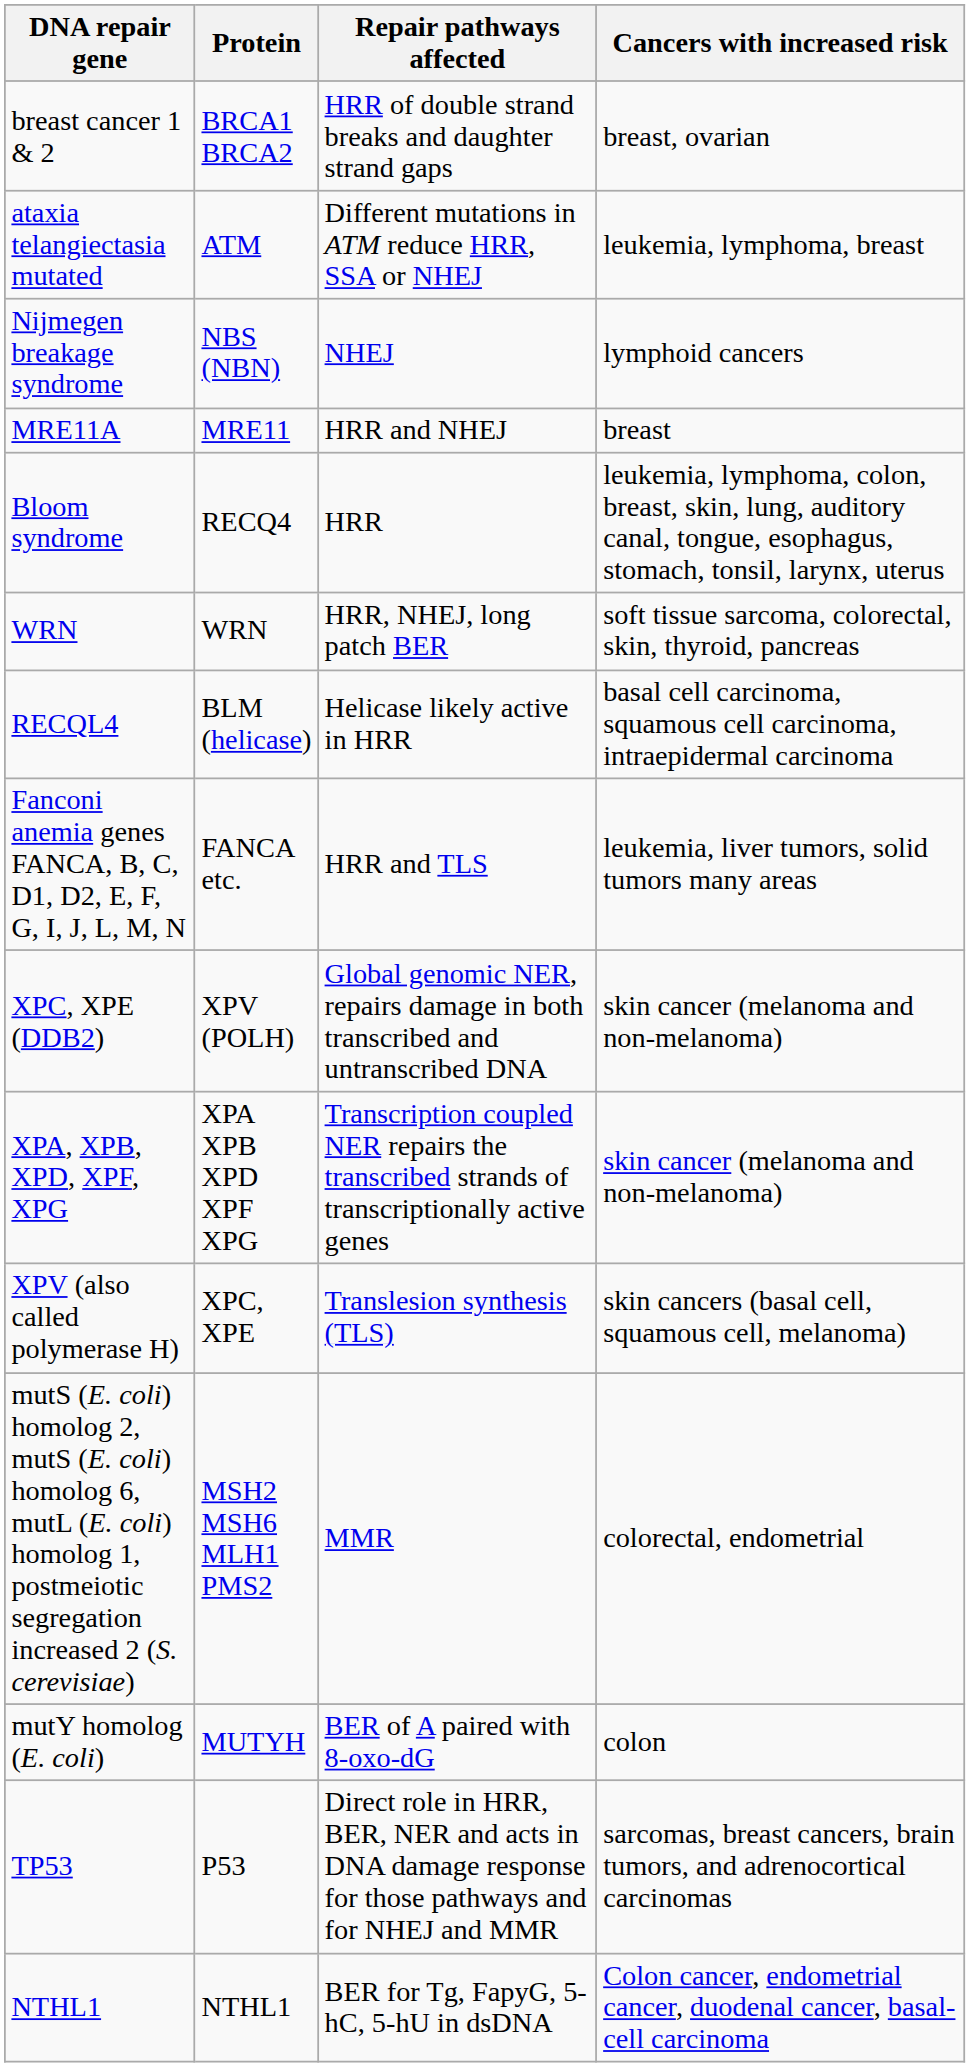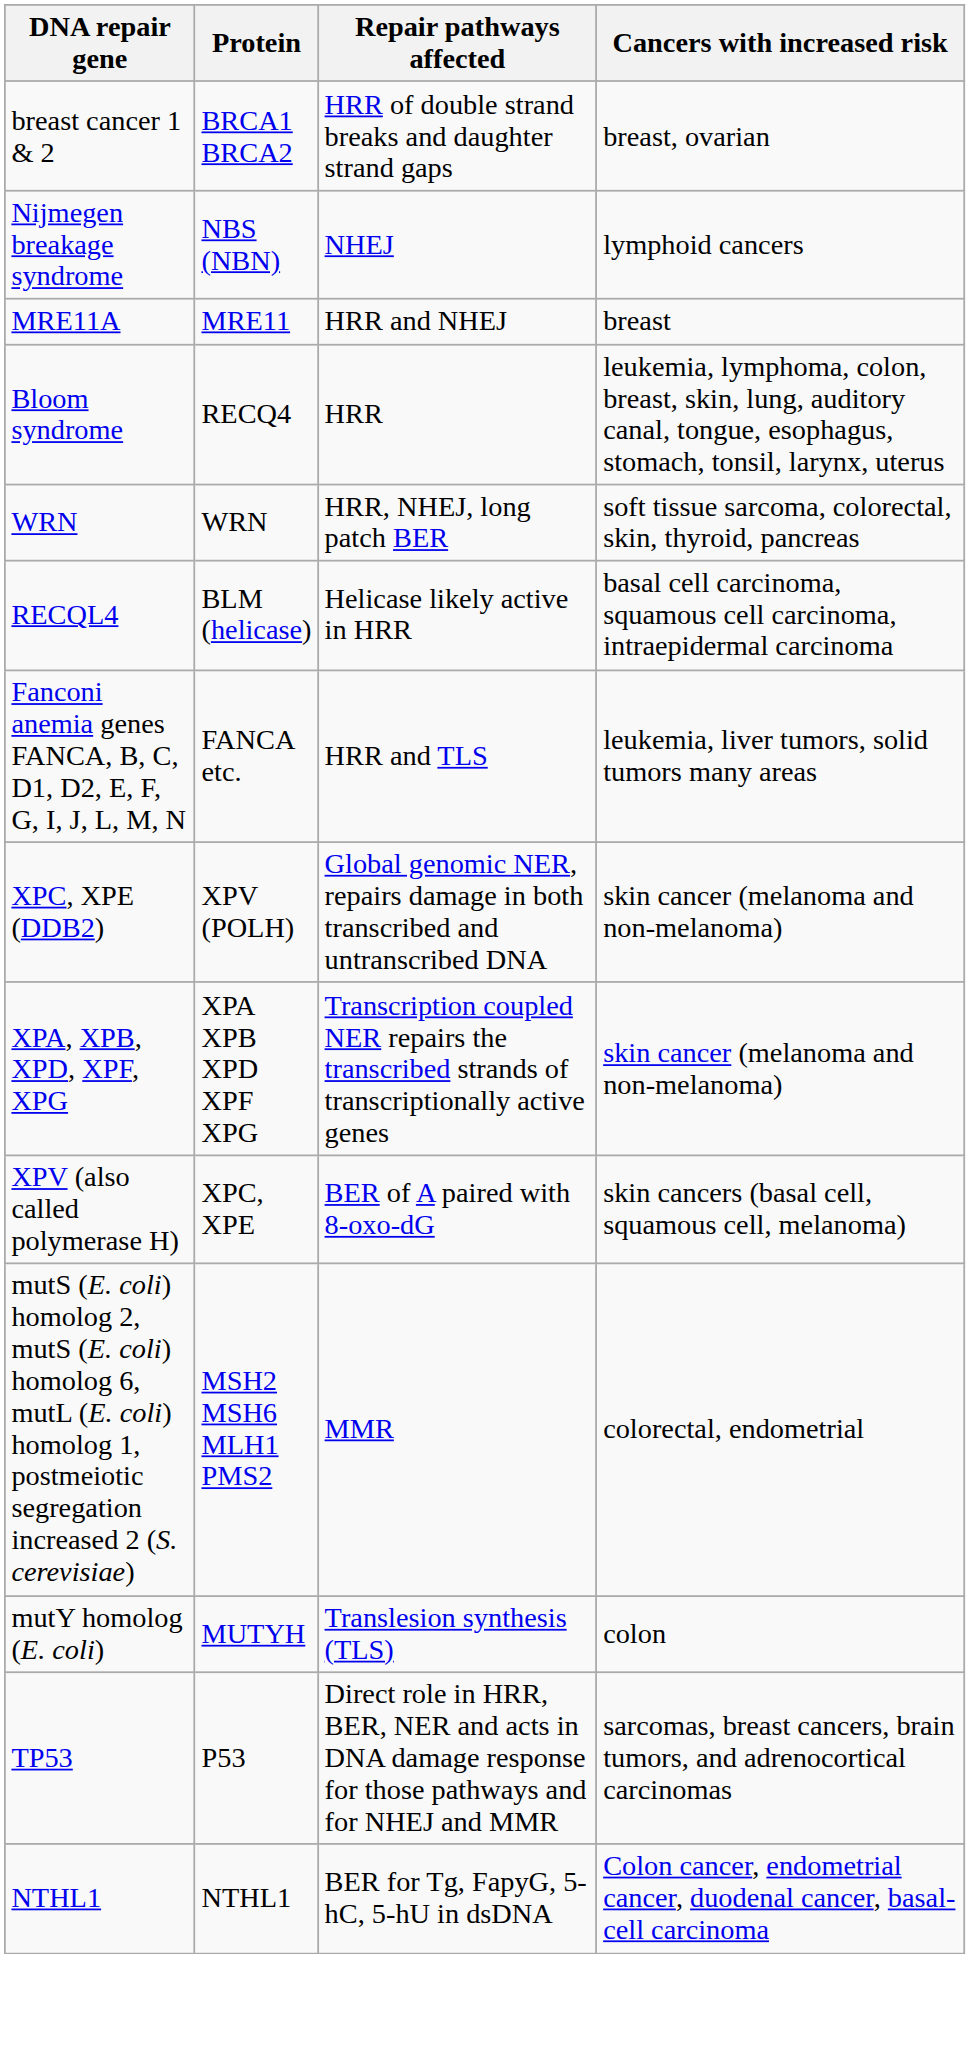- row: (88, 244)
(446, 1317) Translesion synthesis (TLS) -> (447, 1208) BER of A paired with 8-oxo-dG
(447, 1741) BER of A paired with 8-oxo-dG -> (446, 1633) Translesion synthesis (TLS)
